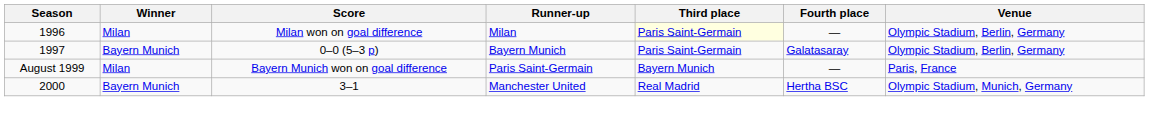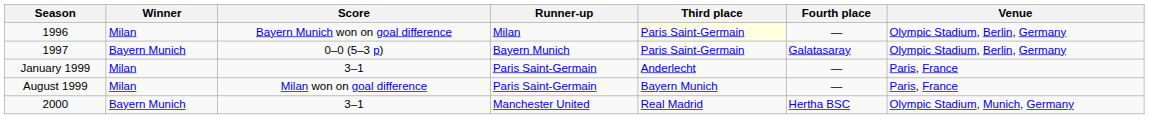(349, 31) Milan won on goal difference -> (354, 31) Bayern Munich won on goal difference
+ row: (55, 68)
(349, 68) Bayern Munich won on goal difference -> (354, 86) Milan won on goal difference
